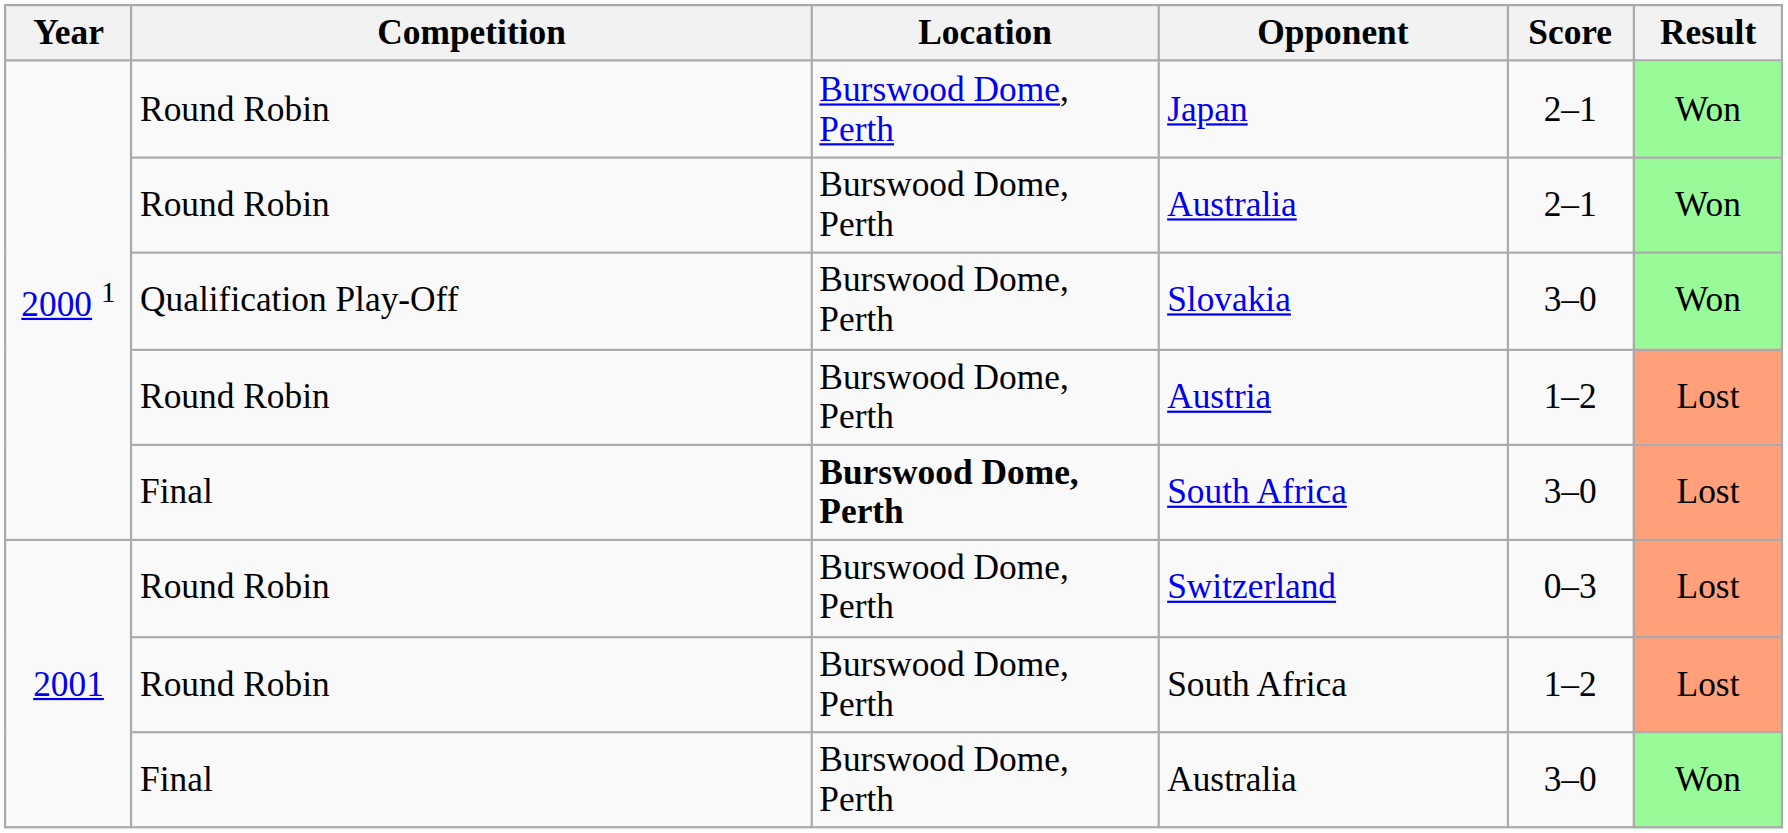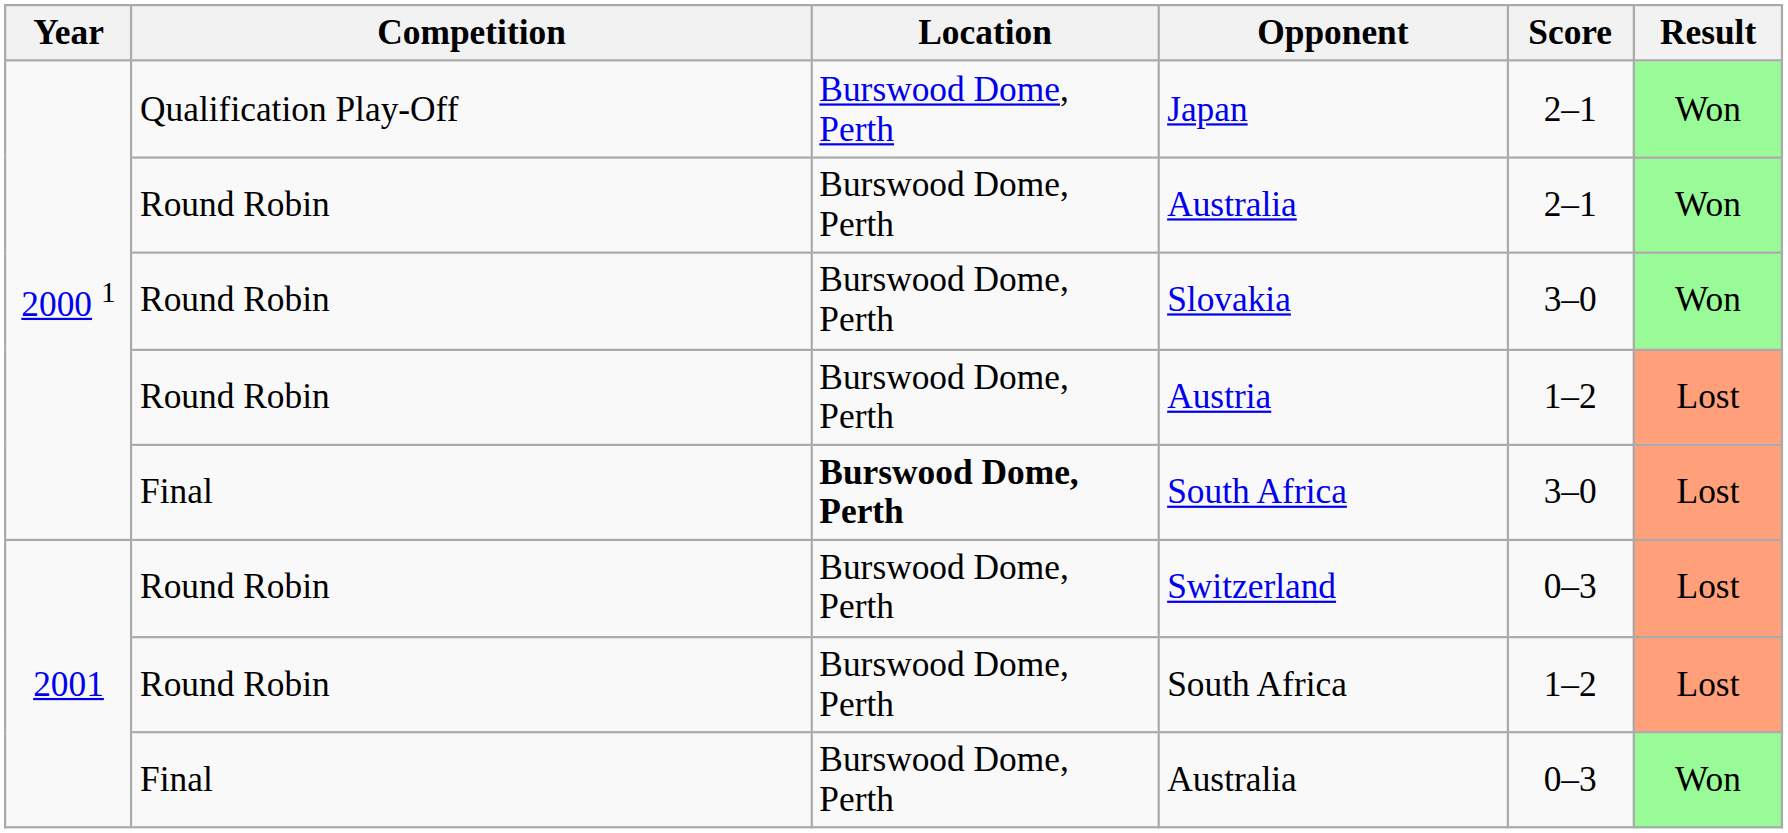(235, 108) Round Robin -> (299, 108) Qualification Play-Off
(299, 300) Qualification Play-Off -> (235, 300) Round Robin
(1570, 779) 3–0 -> (1570, 779) 0–3
